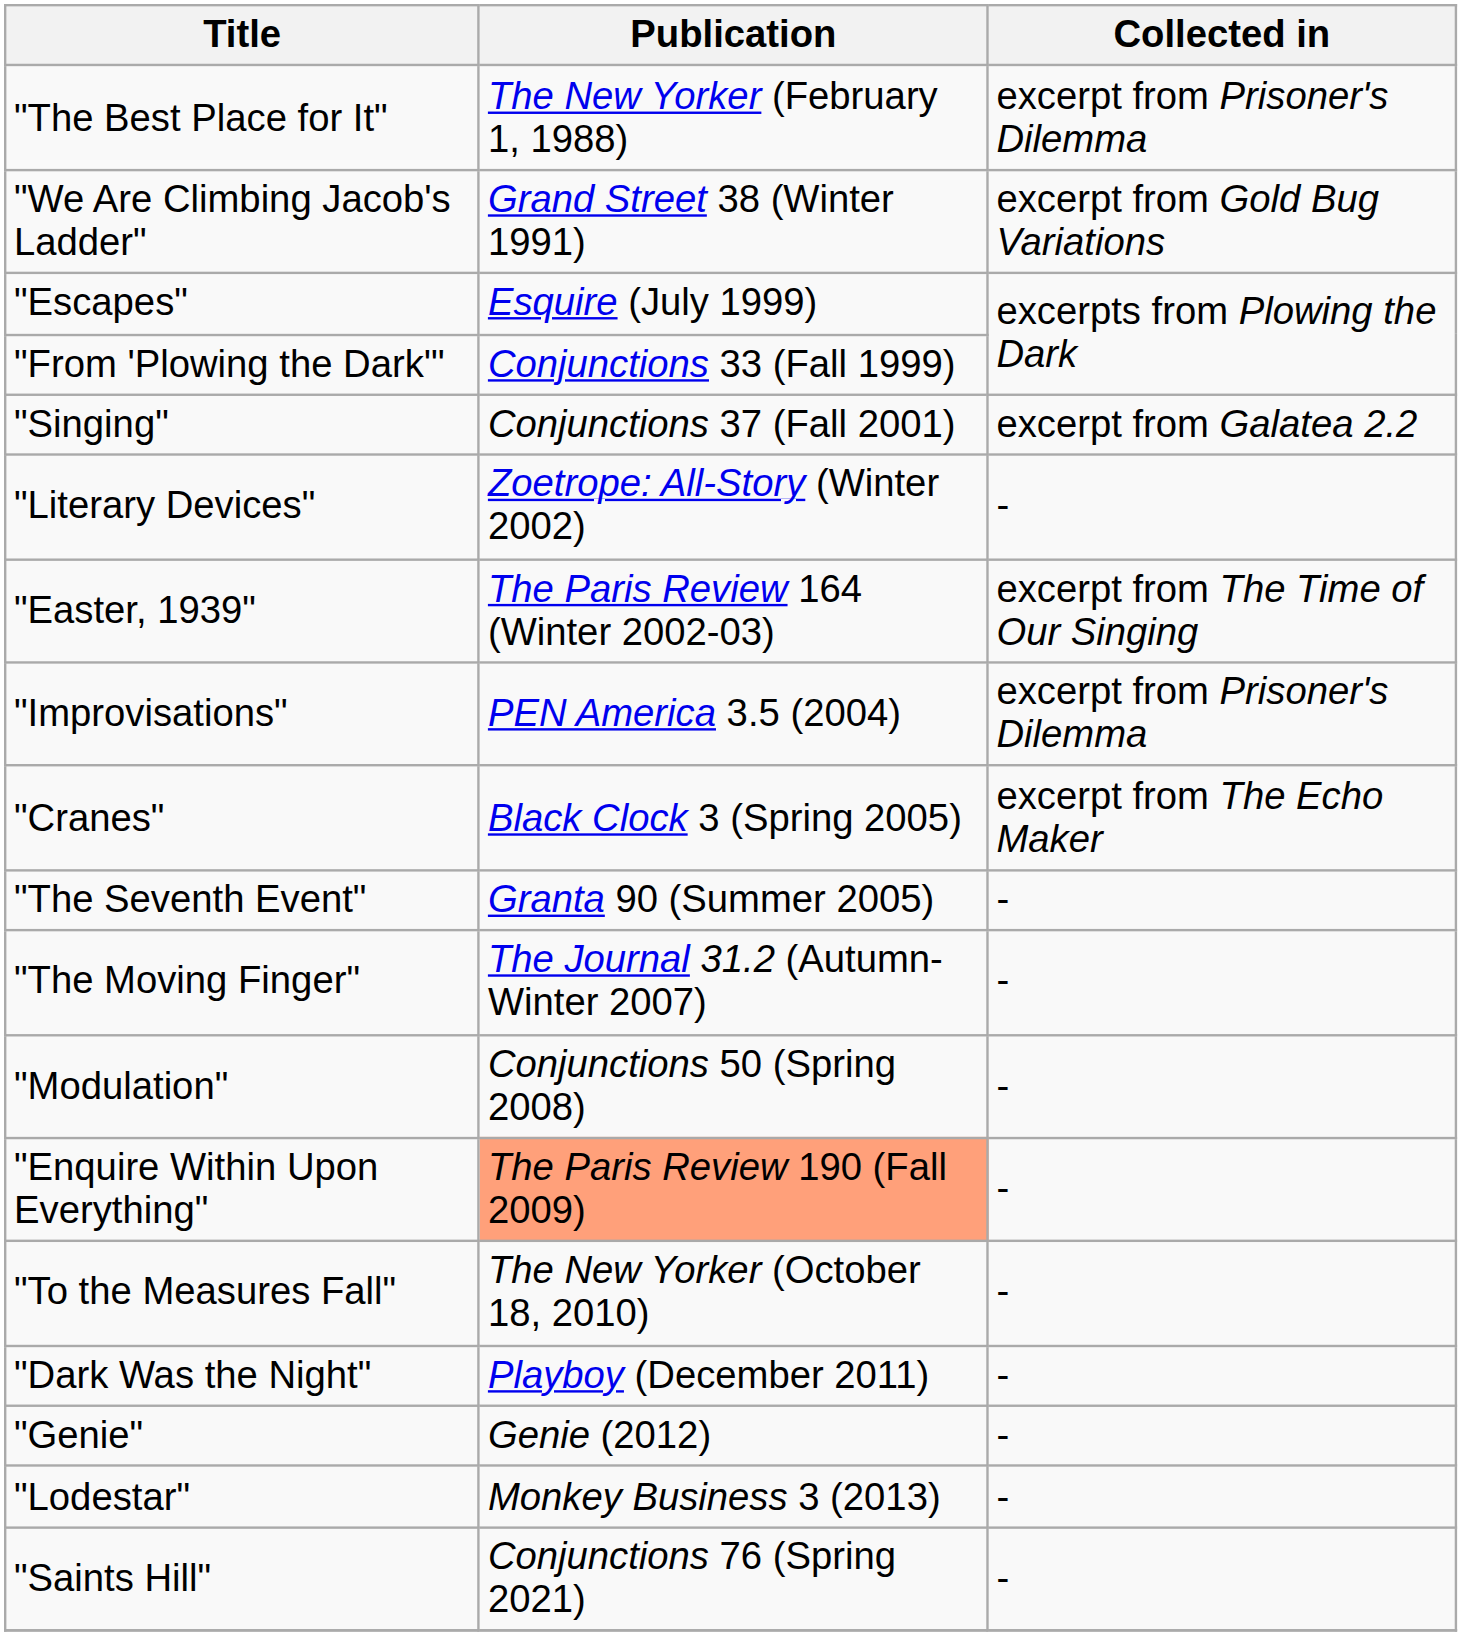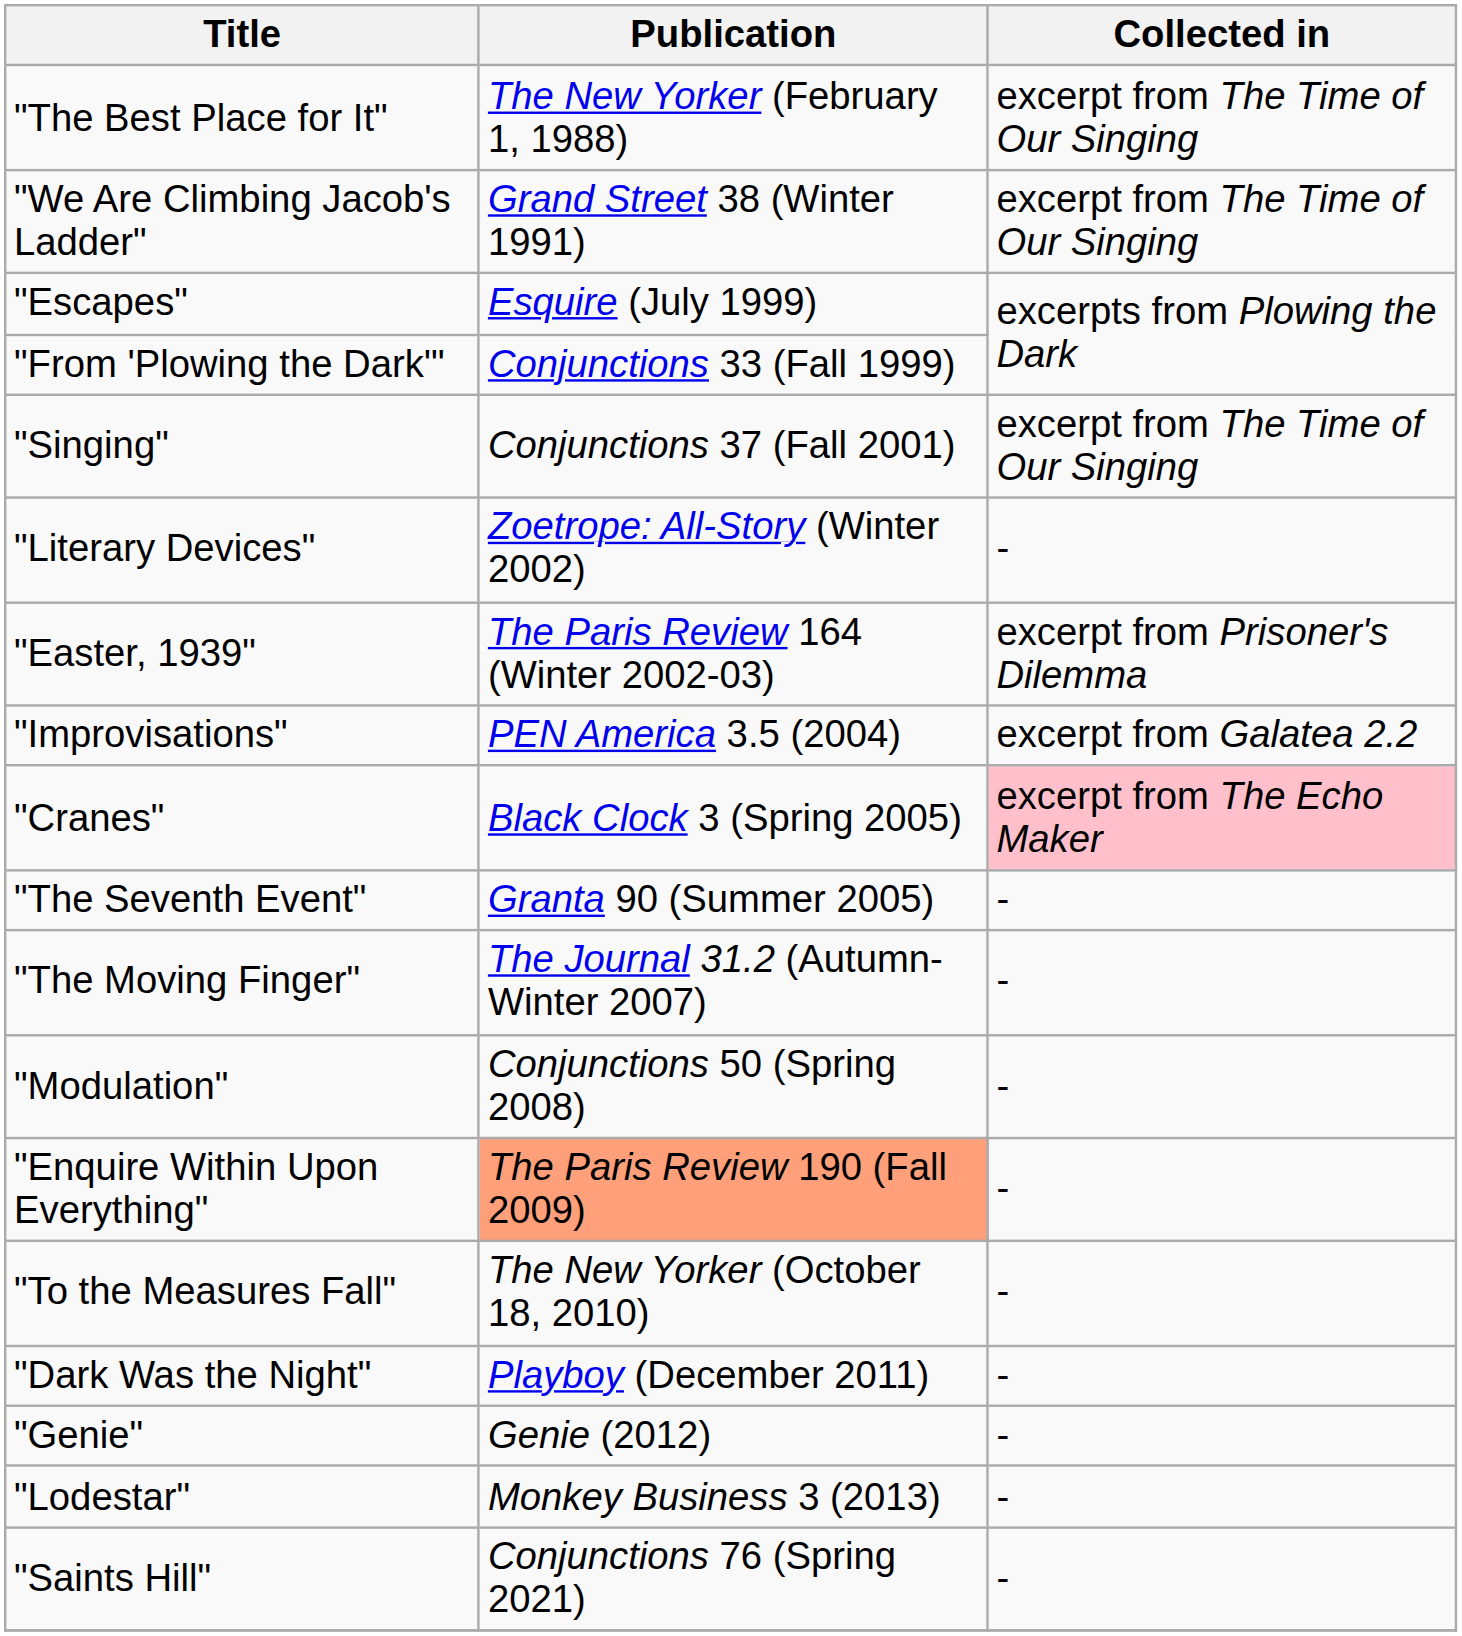(1192, 116) excerpt from Prisoner's Dilemma -> (1210, 116) excerpt from The Time of Our Singing
(1188, 220) excerpt from Gold Bug Variations -> (1210, 220) excerpt from The Time of Our Singing
(1207, 424) excerpt from Galatea 2.2 -> (1210, 445) excerpt from The Time of Our Singing
(1210, 609) excerpt from The Time of Our Singing -> (1192, 652) excerpt from Prisoner's Dilemma
(1192, 713) excerpt from Prisoner's Dilemma -> (1207, 735) excerpt from Galatea 2.2
(1190, 817) no background -> (1190, 817) pink background
